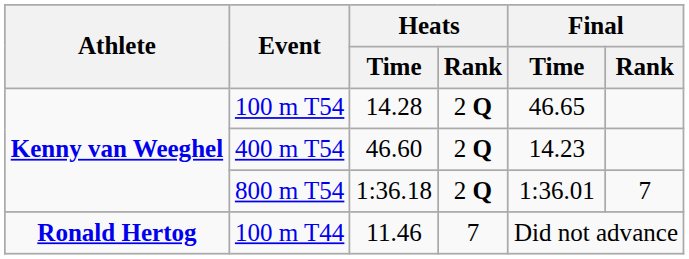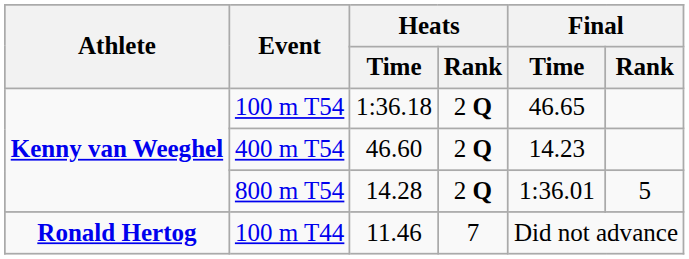(394, 108) 14.28 -> (394, 108) 1:36.18
(394, 190) 1:36.18 -> (394, 190) 14.28
(645, 190) 7 -> (645, 190) 5
